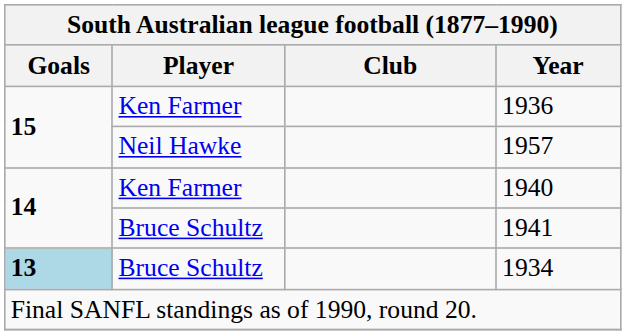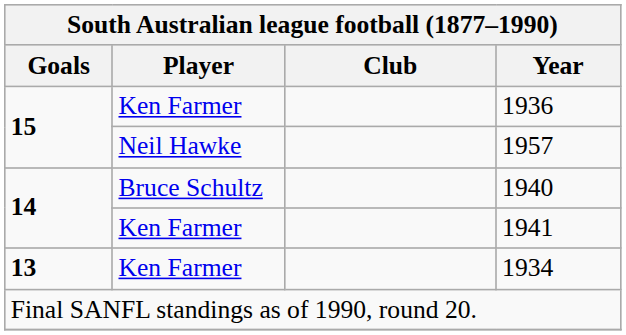(180, 187) Ken Farmer -> (191, 187) Bruce Schultz
(191, 227) Bruce Schultz -> (180, 227) Ken Farmer
(24, 268) lightblue background -> (24, 268) no background
(191, 268) Bruce Schultz -> (180, 268) Ken Farmer
